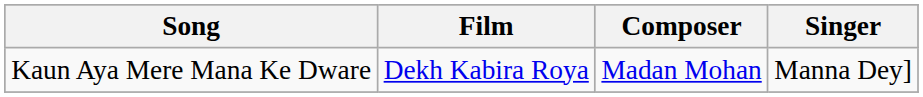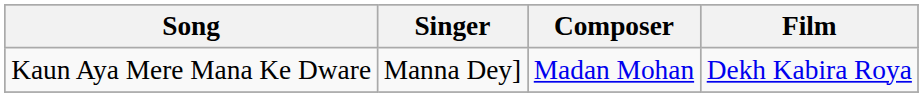columns swapped: (486, 26) <-> (843, 26)
